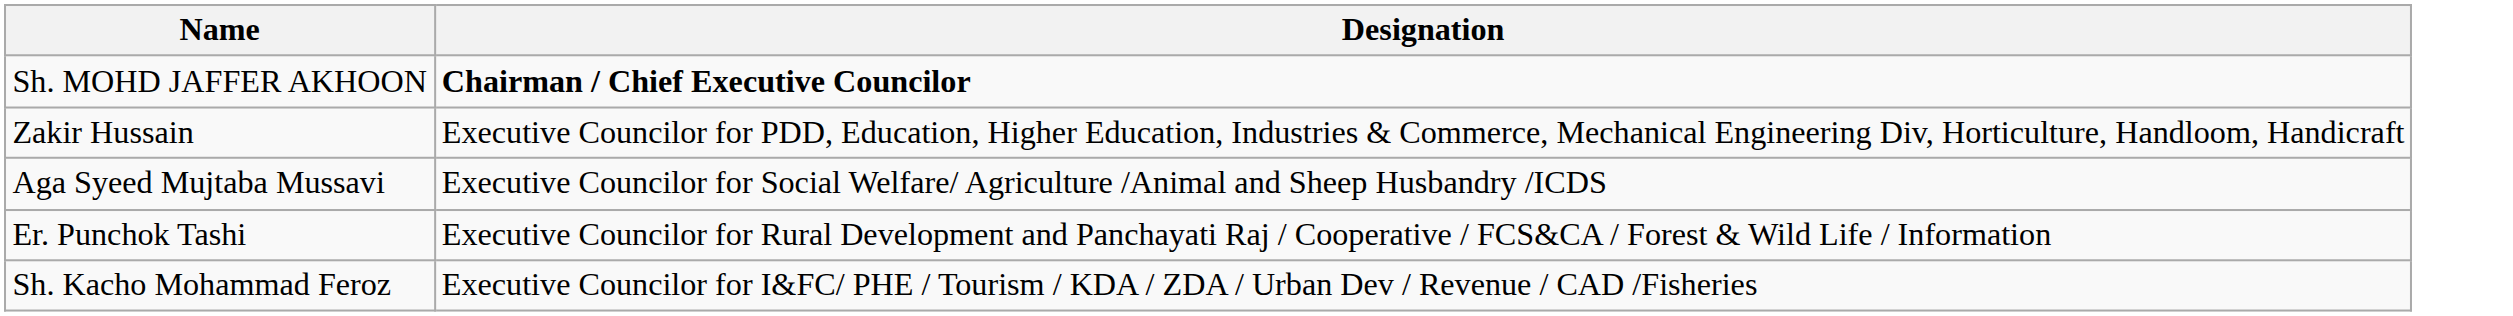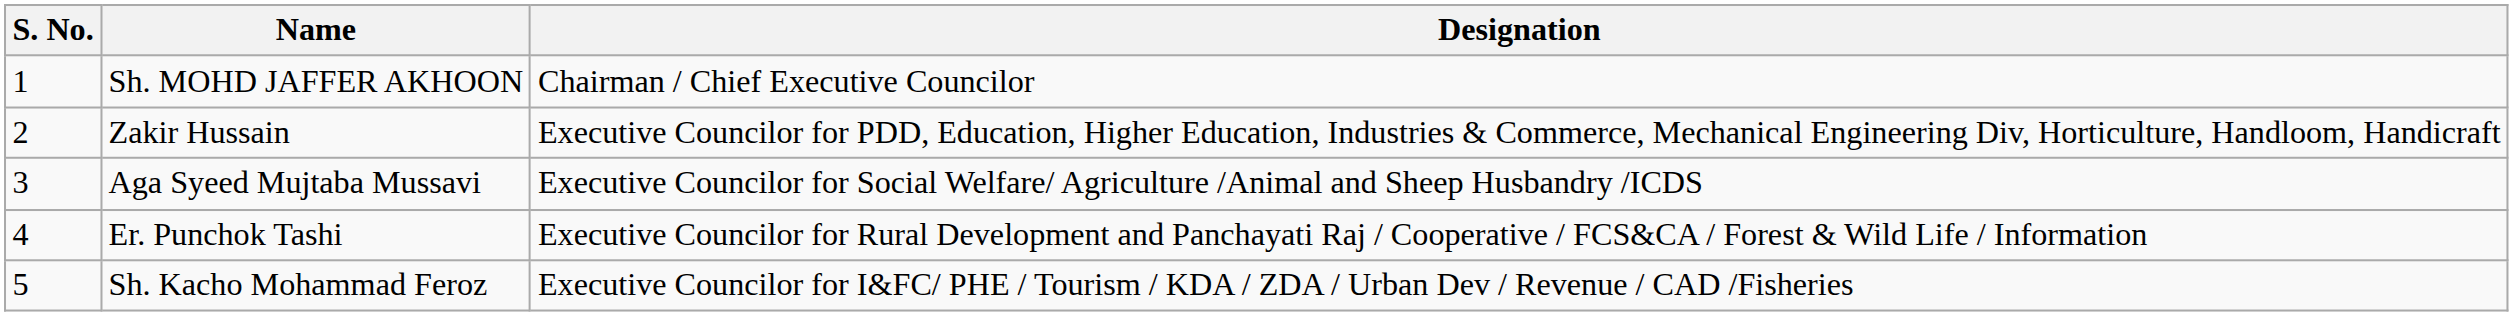+ column: (53, 30)
(706, 81) bold -> (786, 81) normal
